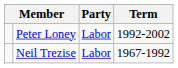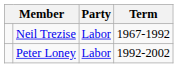rows swapped: (46, 53) <-> (46, 33)
